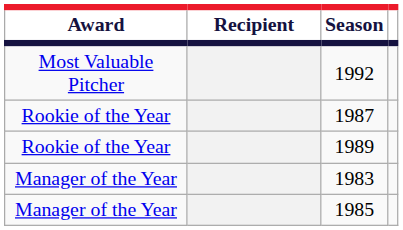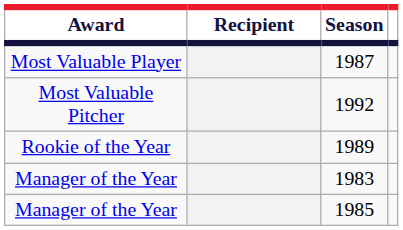+ row: (96, 61)
- row: (96, 115)
